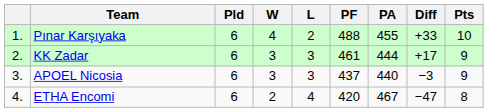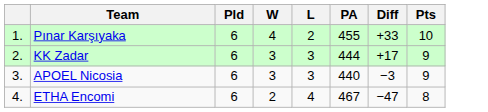- column: (349, 14)
